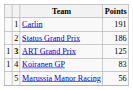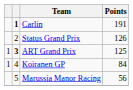(16, 24) normal -> (16, 24) bold
(120, 37) 186 -> (120, 37) 126
(122, 64) 83 -> (122, 64) 84
